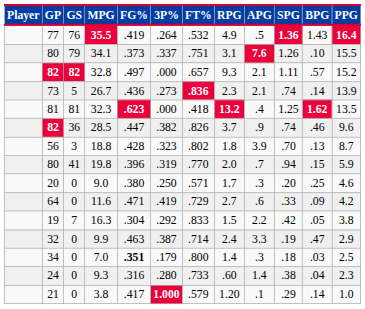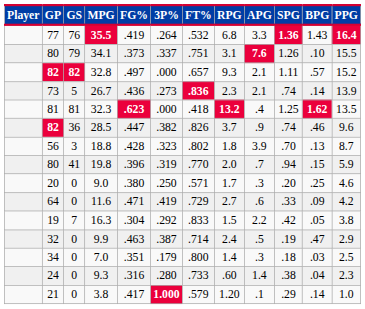(229, 35) 4.9 -> (229, 35) 6.8
(259, 35) .5 -> (259, 35) 3.3
(259, 238) 3.3 -> (259, 238) .5
(134, 257) bold -> (134, 257) normal
